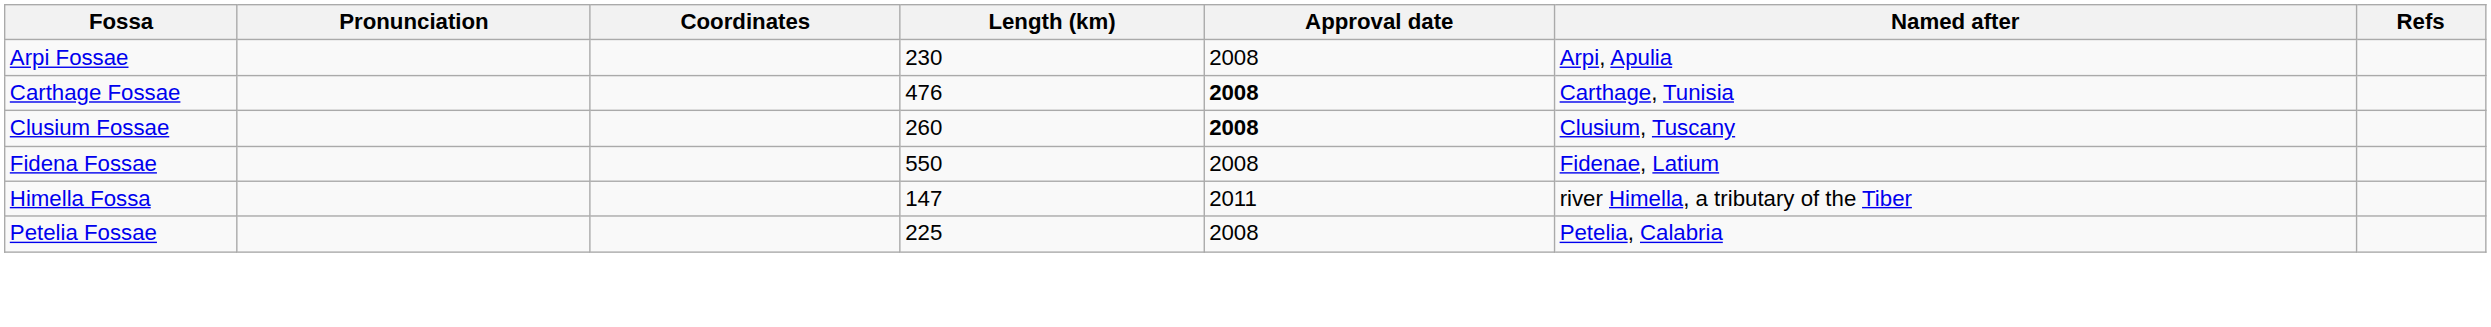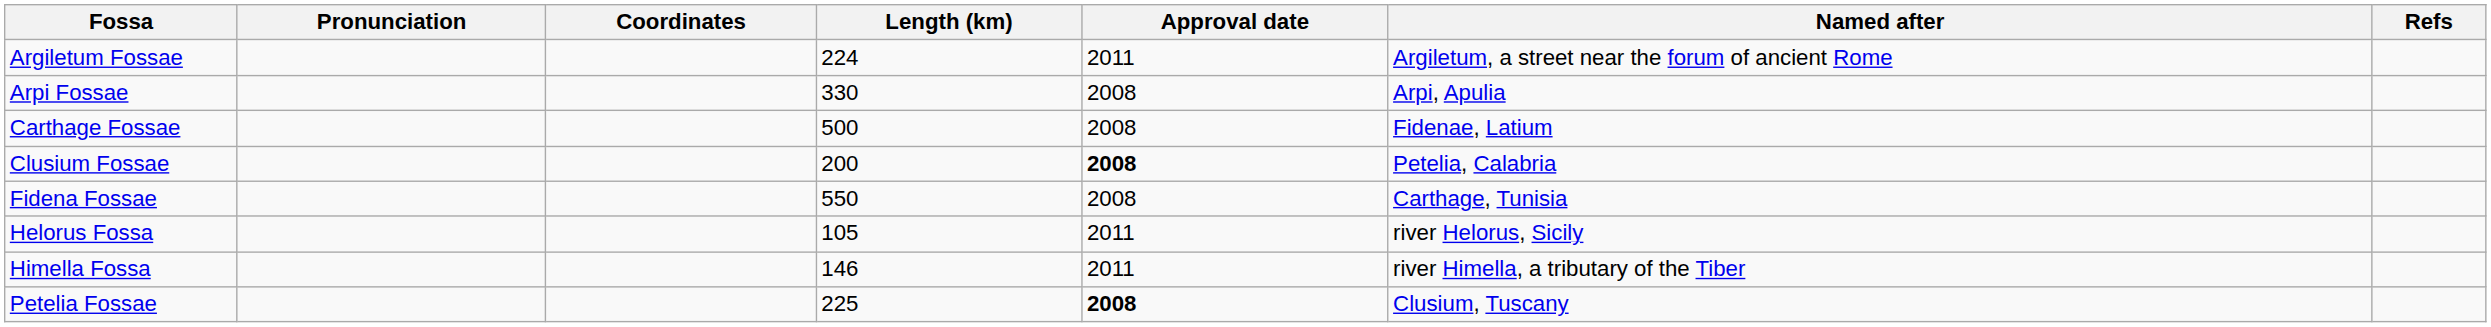+ row: (96, 57)
(924, 57) 230 -> (840, 92) 330
(924, 92) 476 -> (840, 127) 500
(1234, 92) bold -> (1112, 127) normal
(1647, 92) Carthage, Tunisia -> (1473, 127) Fidenae, Latium
(924, 127) 260 -> (840, 163) 200
(1647, 127) Clusium, Tuscany -> (1475, 163) Petelia, Calabria
(1639, 163) Fidenae, Latium -> (1480, 198) Carthage, Tunisia
+ row: (82, 233)
(924, 198) 147 -> (840, 269) 146
(1234, 233) normal -> (1112, 304) bold
(1641, 233) Petelia, Calabria -> (1481, 304) Clusium, Tuscany
